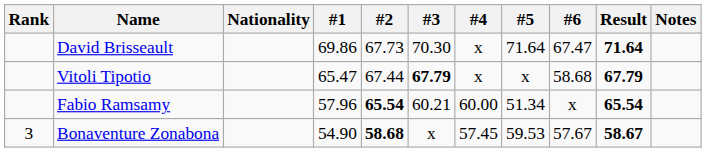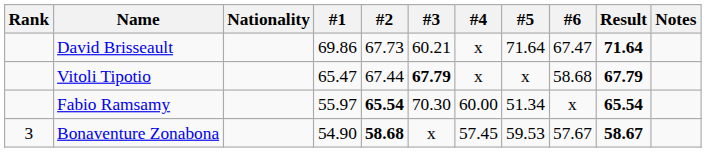(431, 47) 70.30 -> (431, 47) 60.21
(337, 104) 57.96 -> (337, 104) 55.97
(431, 104) 60.21 -> (431, 104) 70.30
